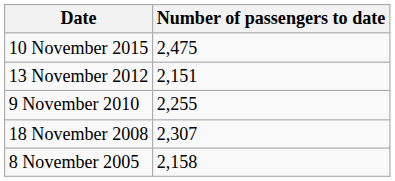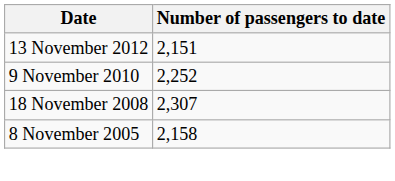- row: (79, 47)
(177, 104) 2,255 -> (177, 76) 2,252
